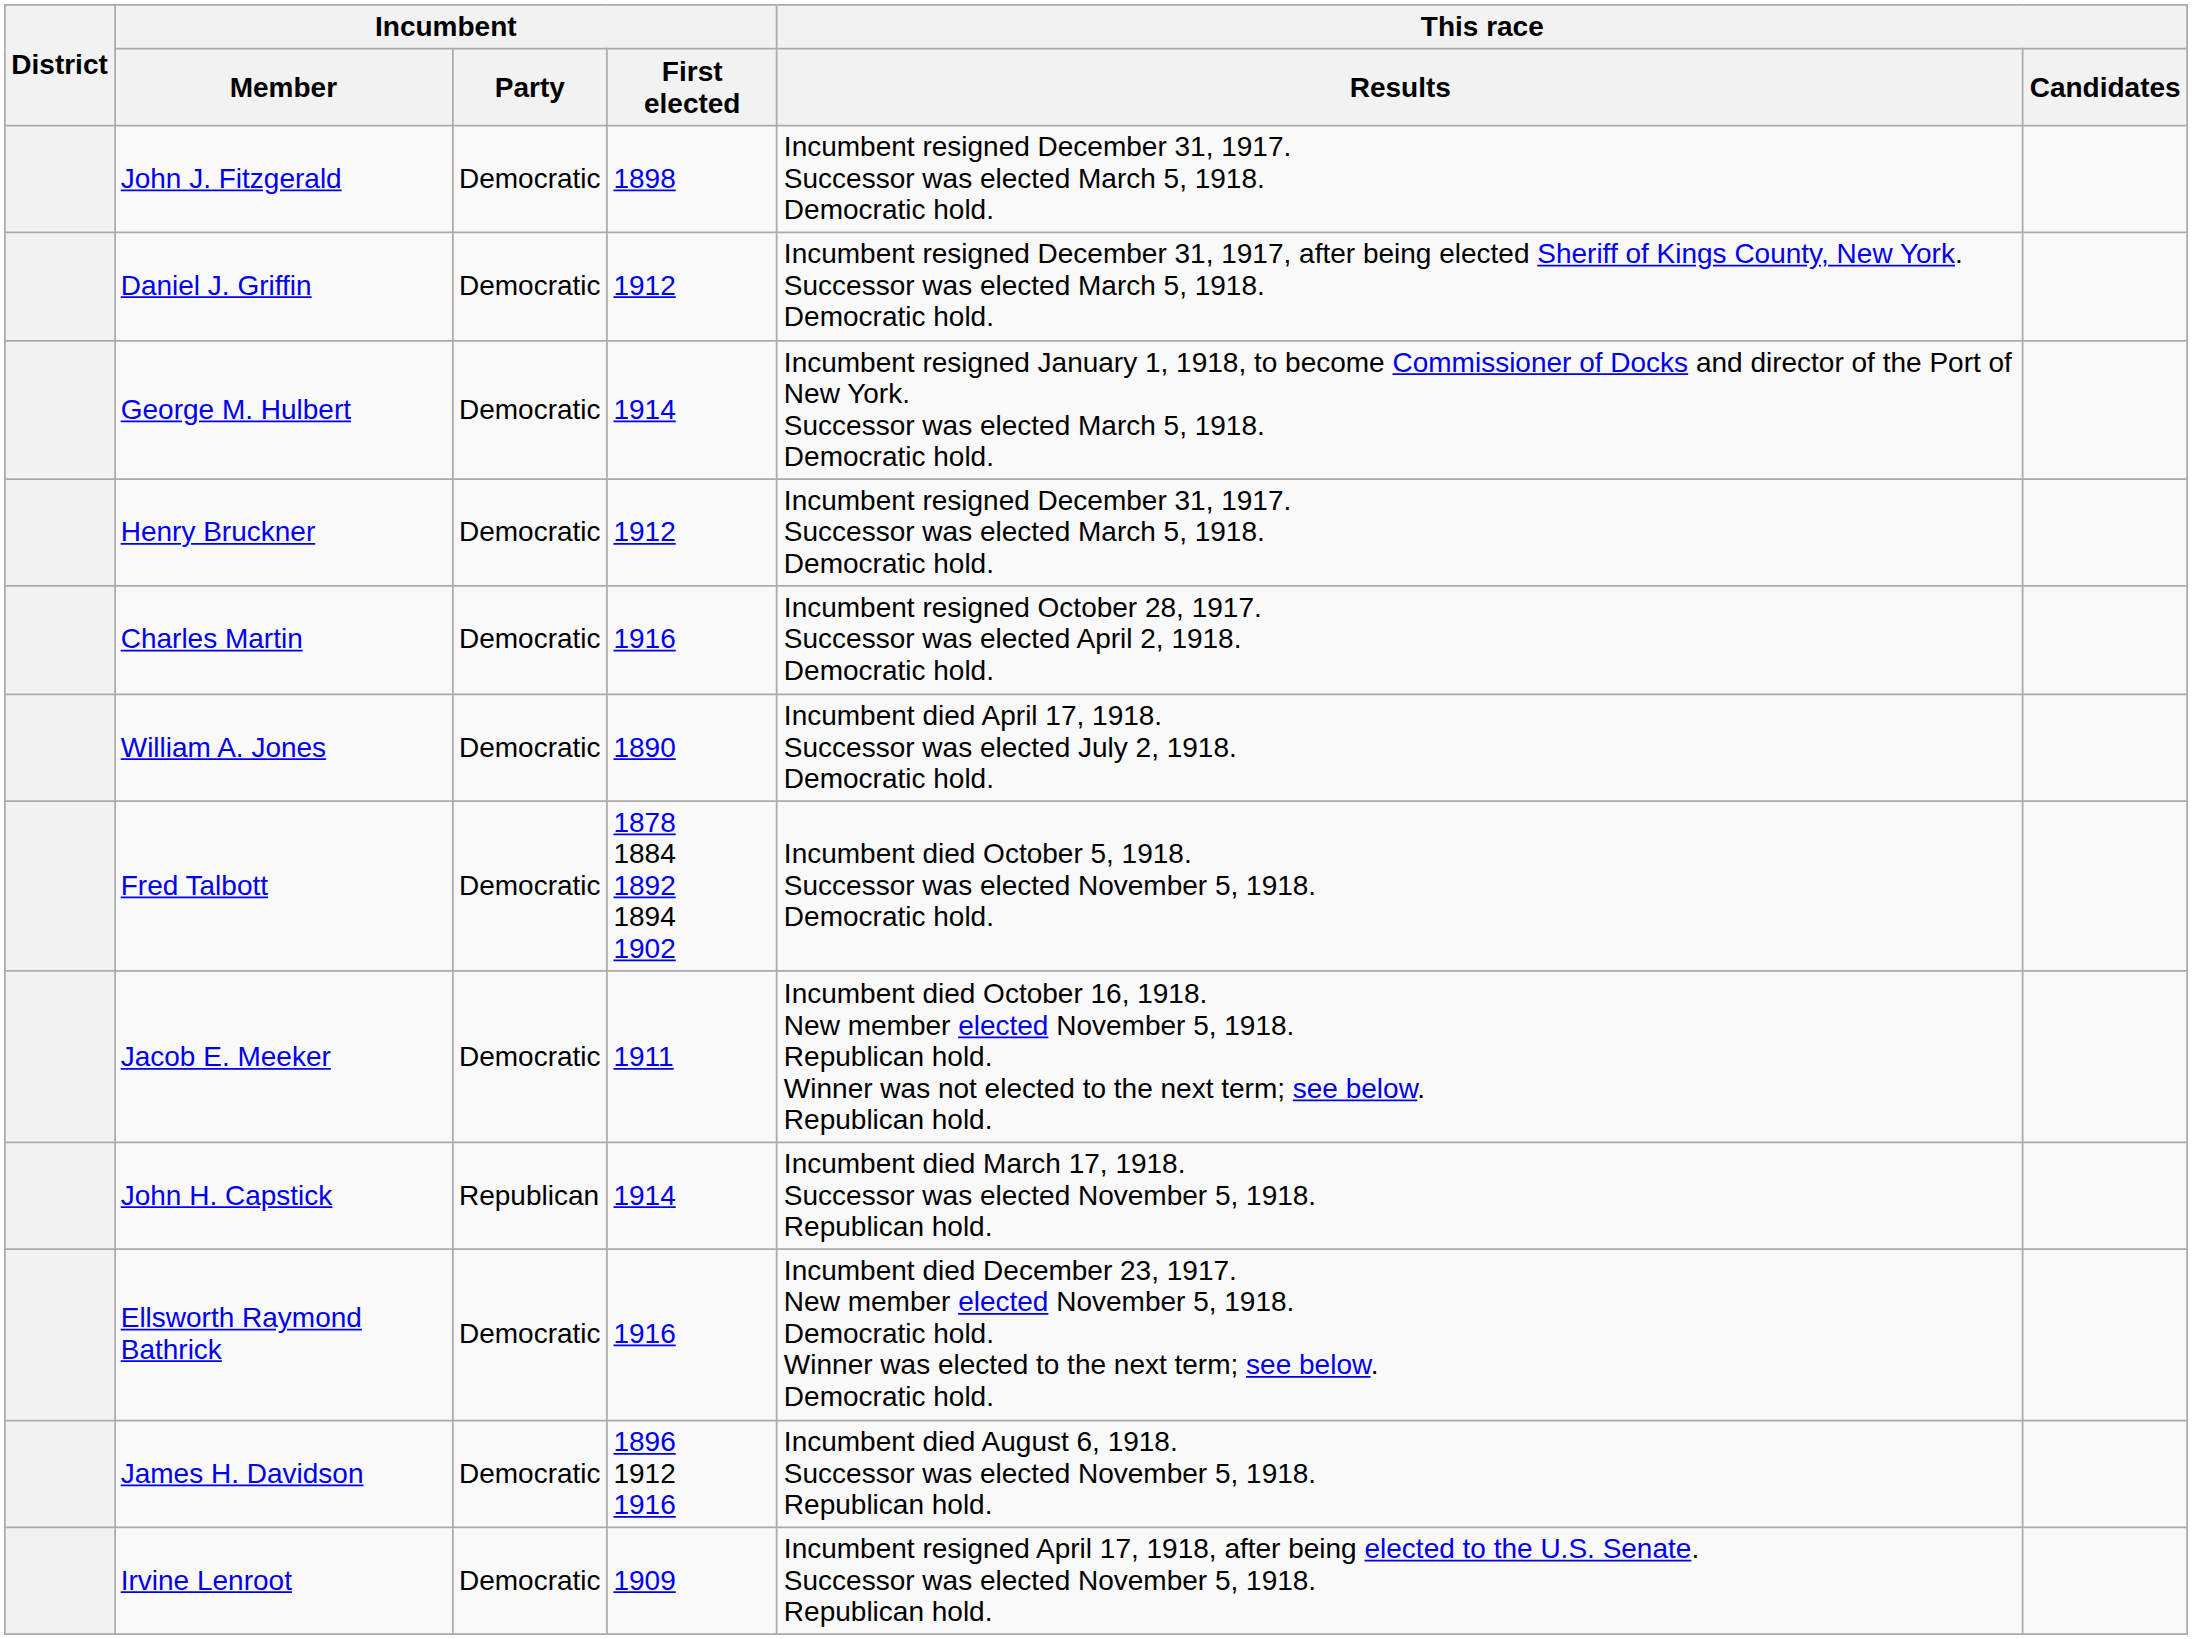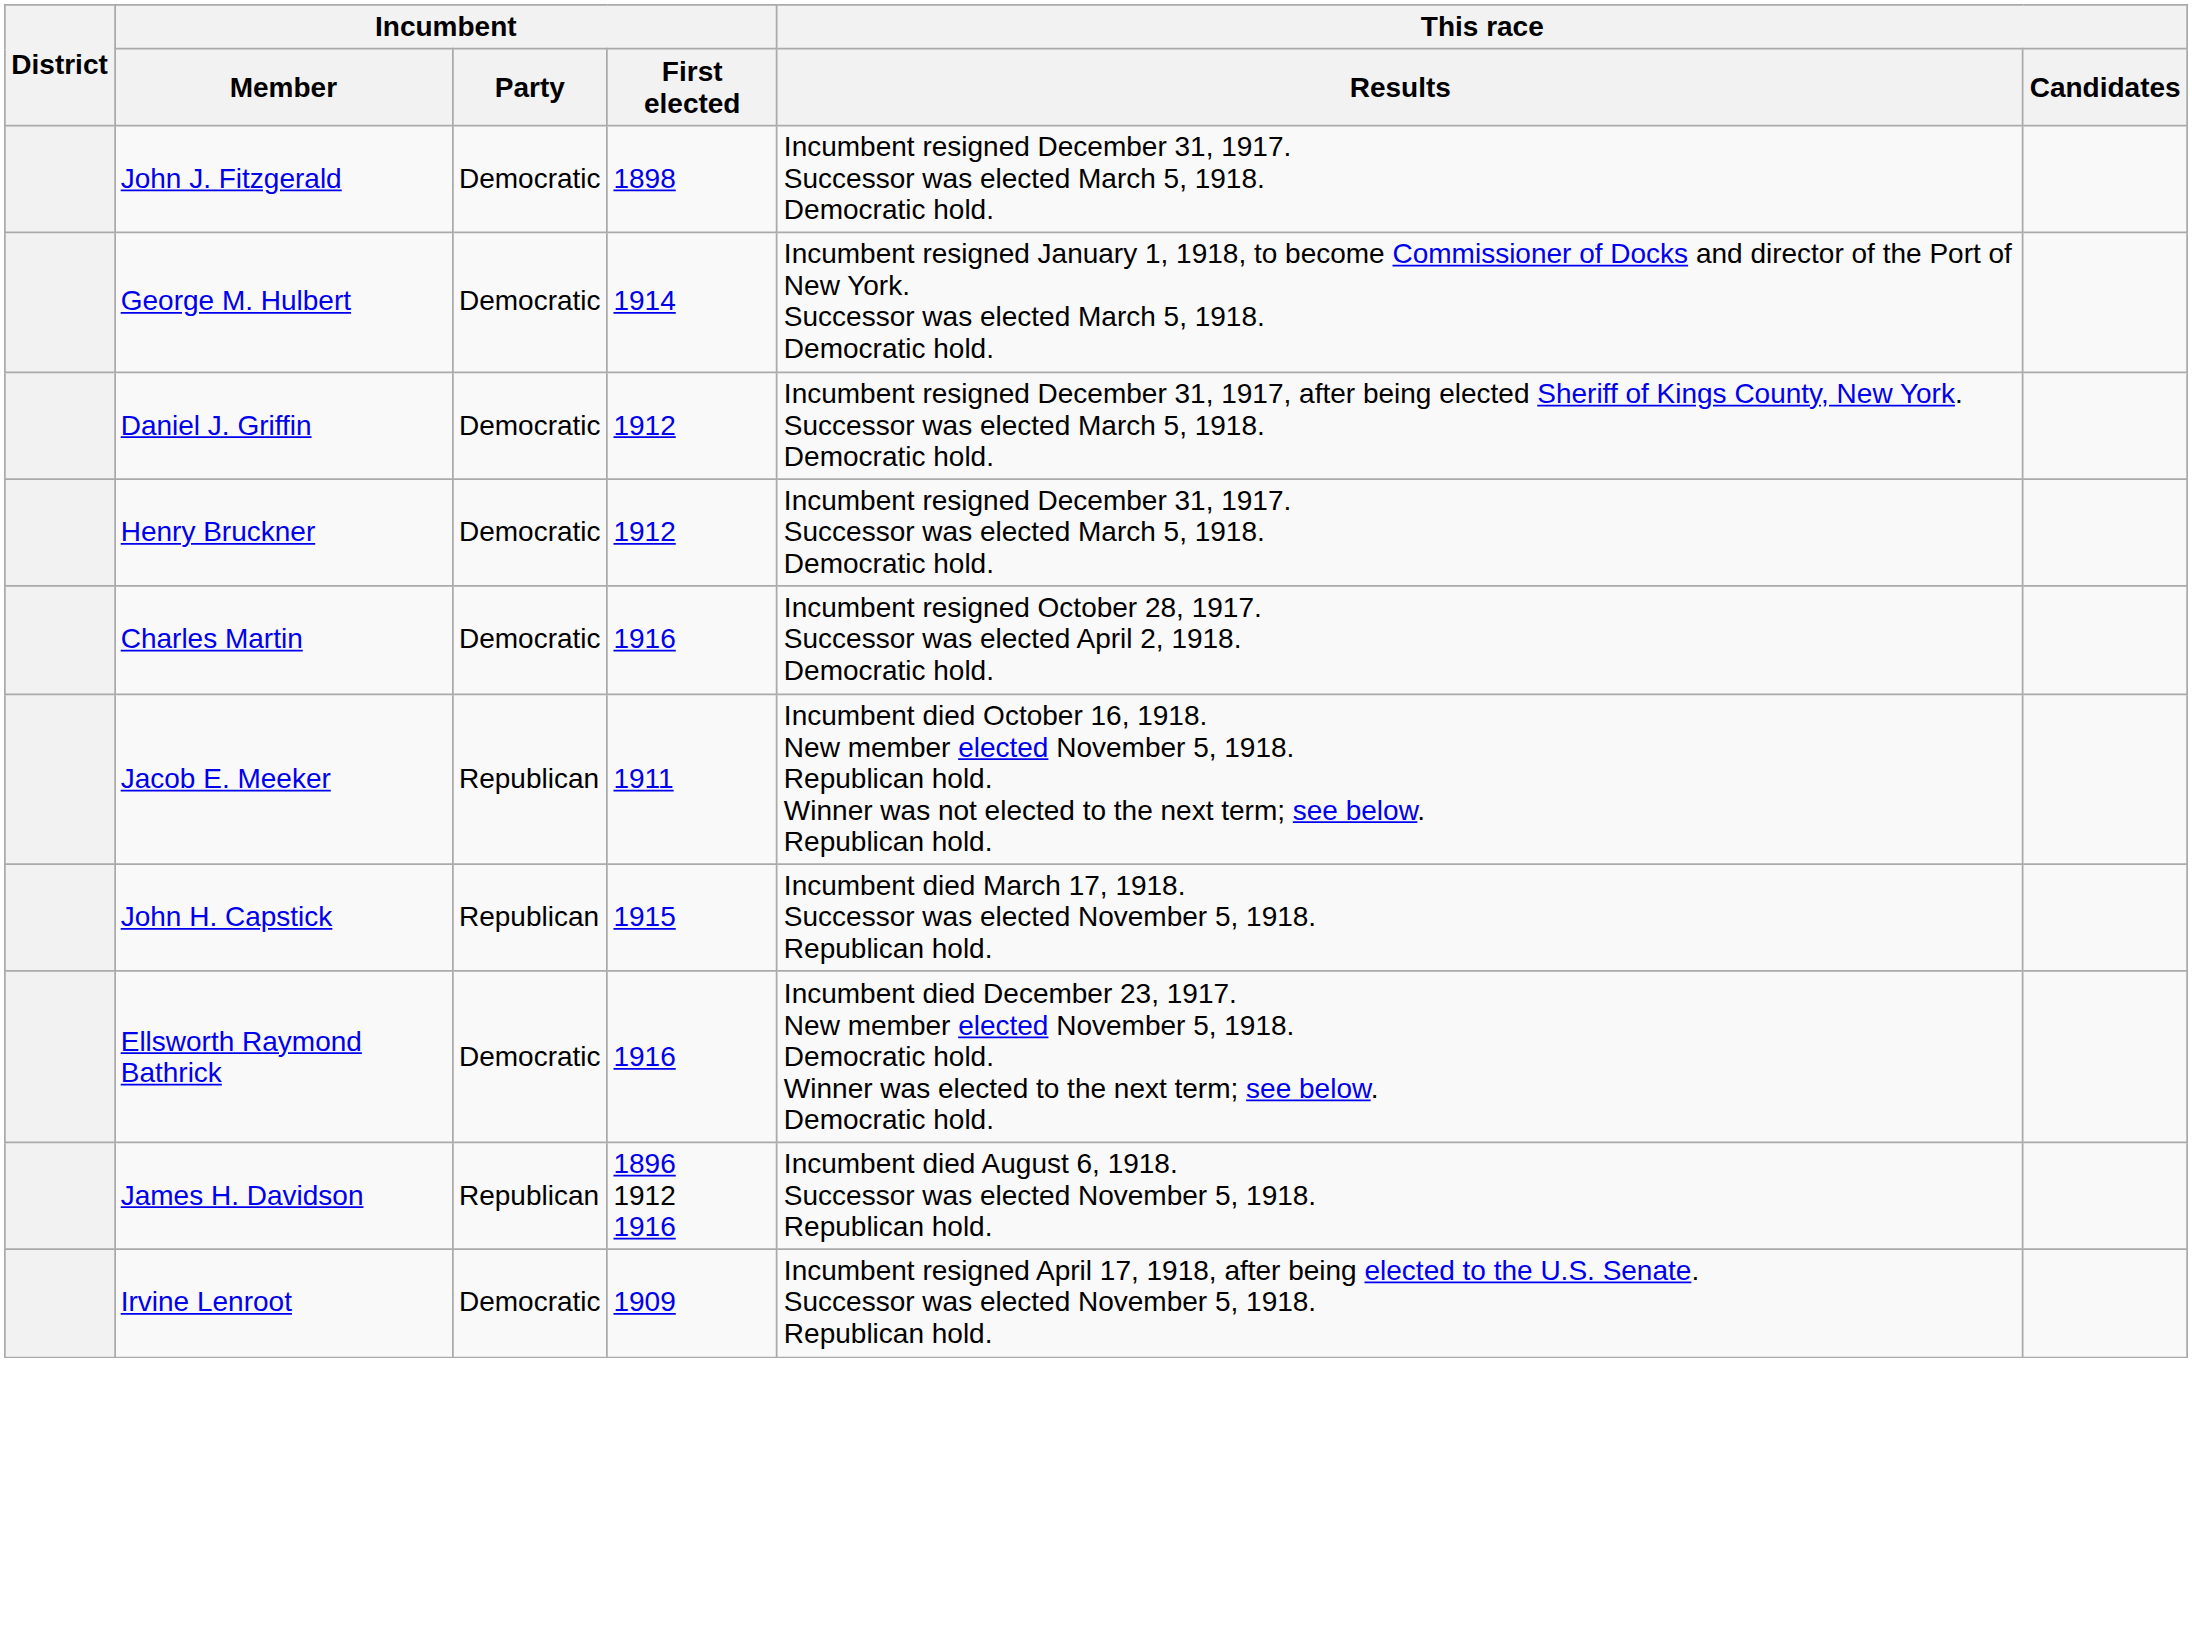rows swapped: (216, 285) <-> (236, 409)
- row: (223, 747)
- row: (194, 885)
(530, 1056) Democratic -> (529, 778) Republican
(645, 1195) 1914 -> (645, 917) 1915
(530, 1473) Democratic -> (529, 1195) Republican
